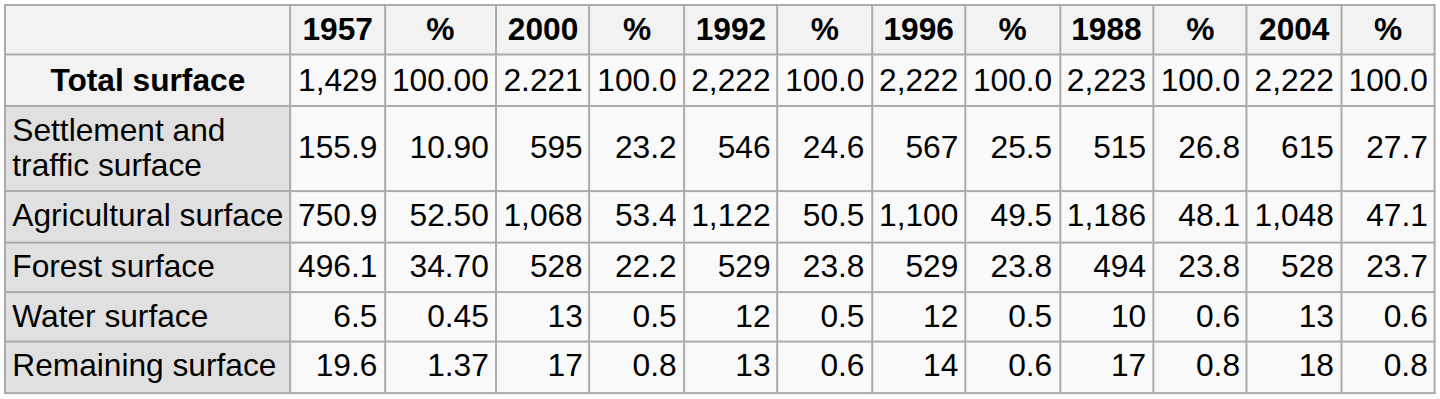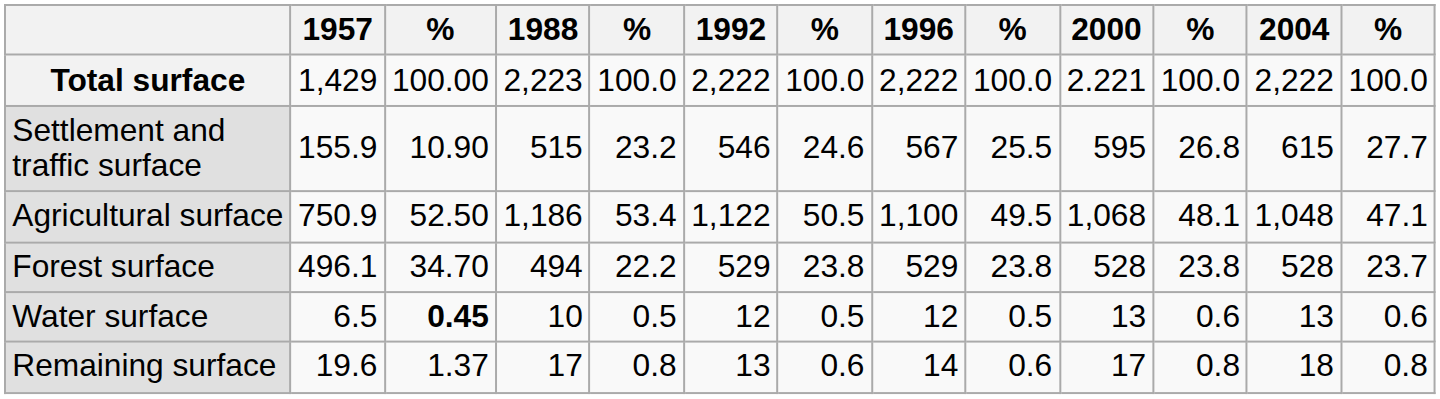columns swapped: (1106, 29) <-> (543, 29)
(458, 316) normal -> (458, 316) bold
